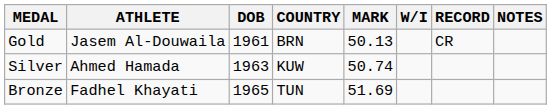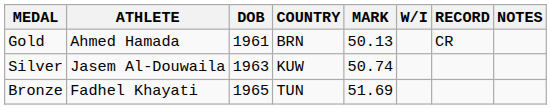(148, 42) Jasem Al-Douwaila -> (125, 42) Ahmed Hamada
(125, 67) Ahmed Hamada -> (148, 67) Jasem Al-Douwaila
